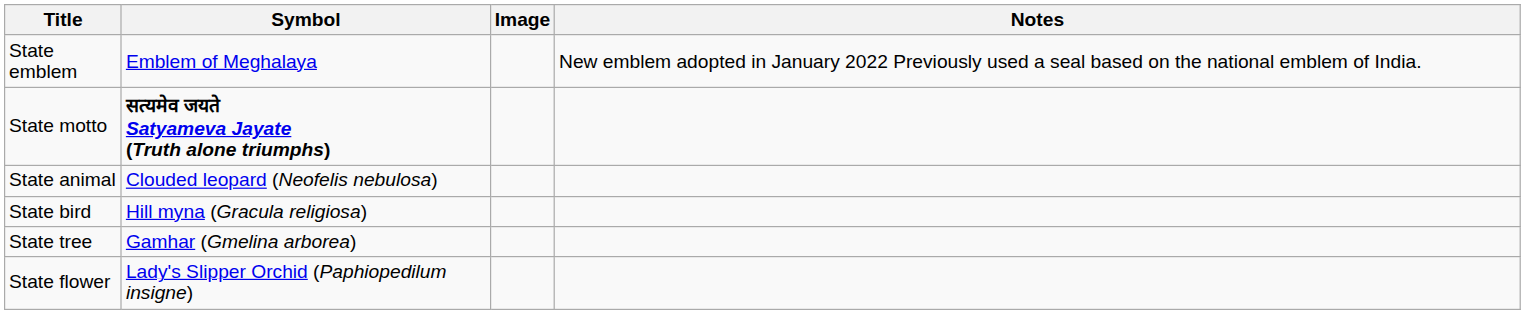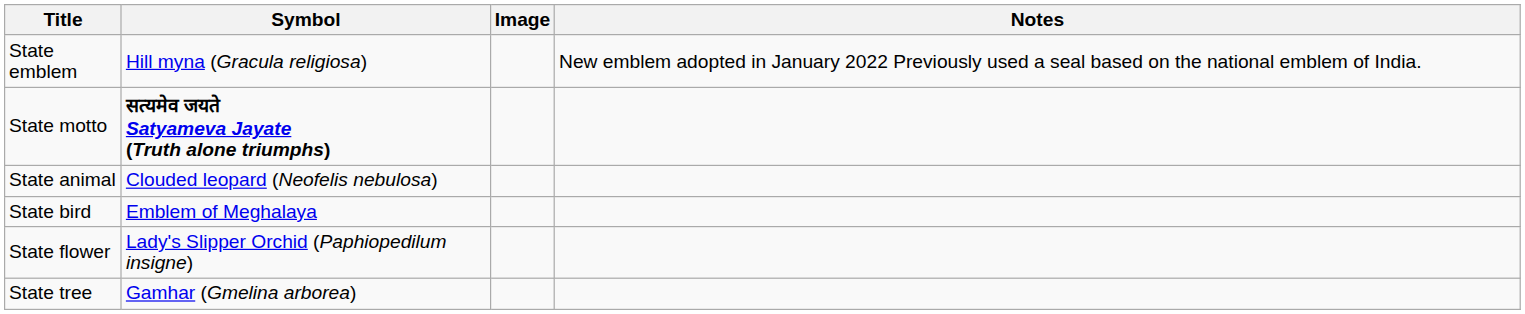(221, 60) Emblem of Meghalaya -> (246, 60) Hill myna (Gracula religiosa)
(246, 211) Hill myna (Gracula religiosa) -> (221, 211) Emblem of Meghalaya
rows swapped: (60, 282) <-> (51, 241)
